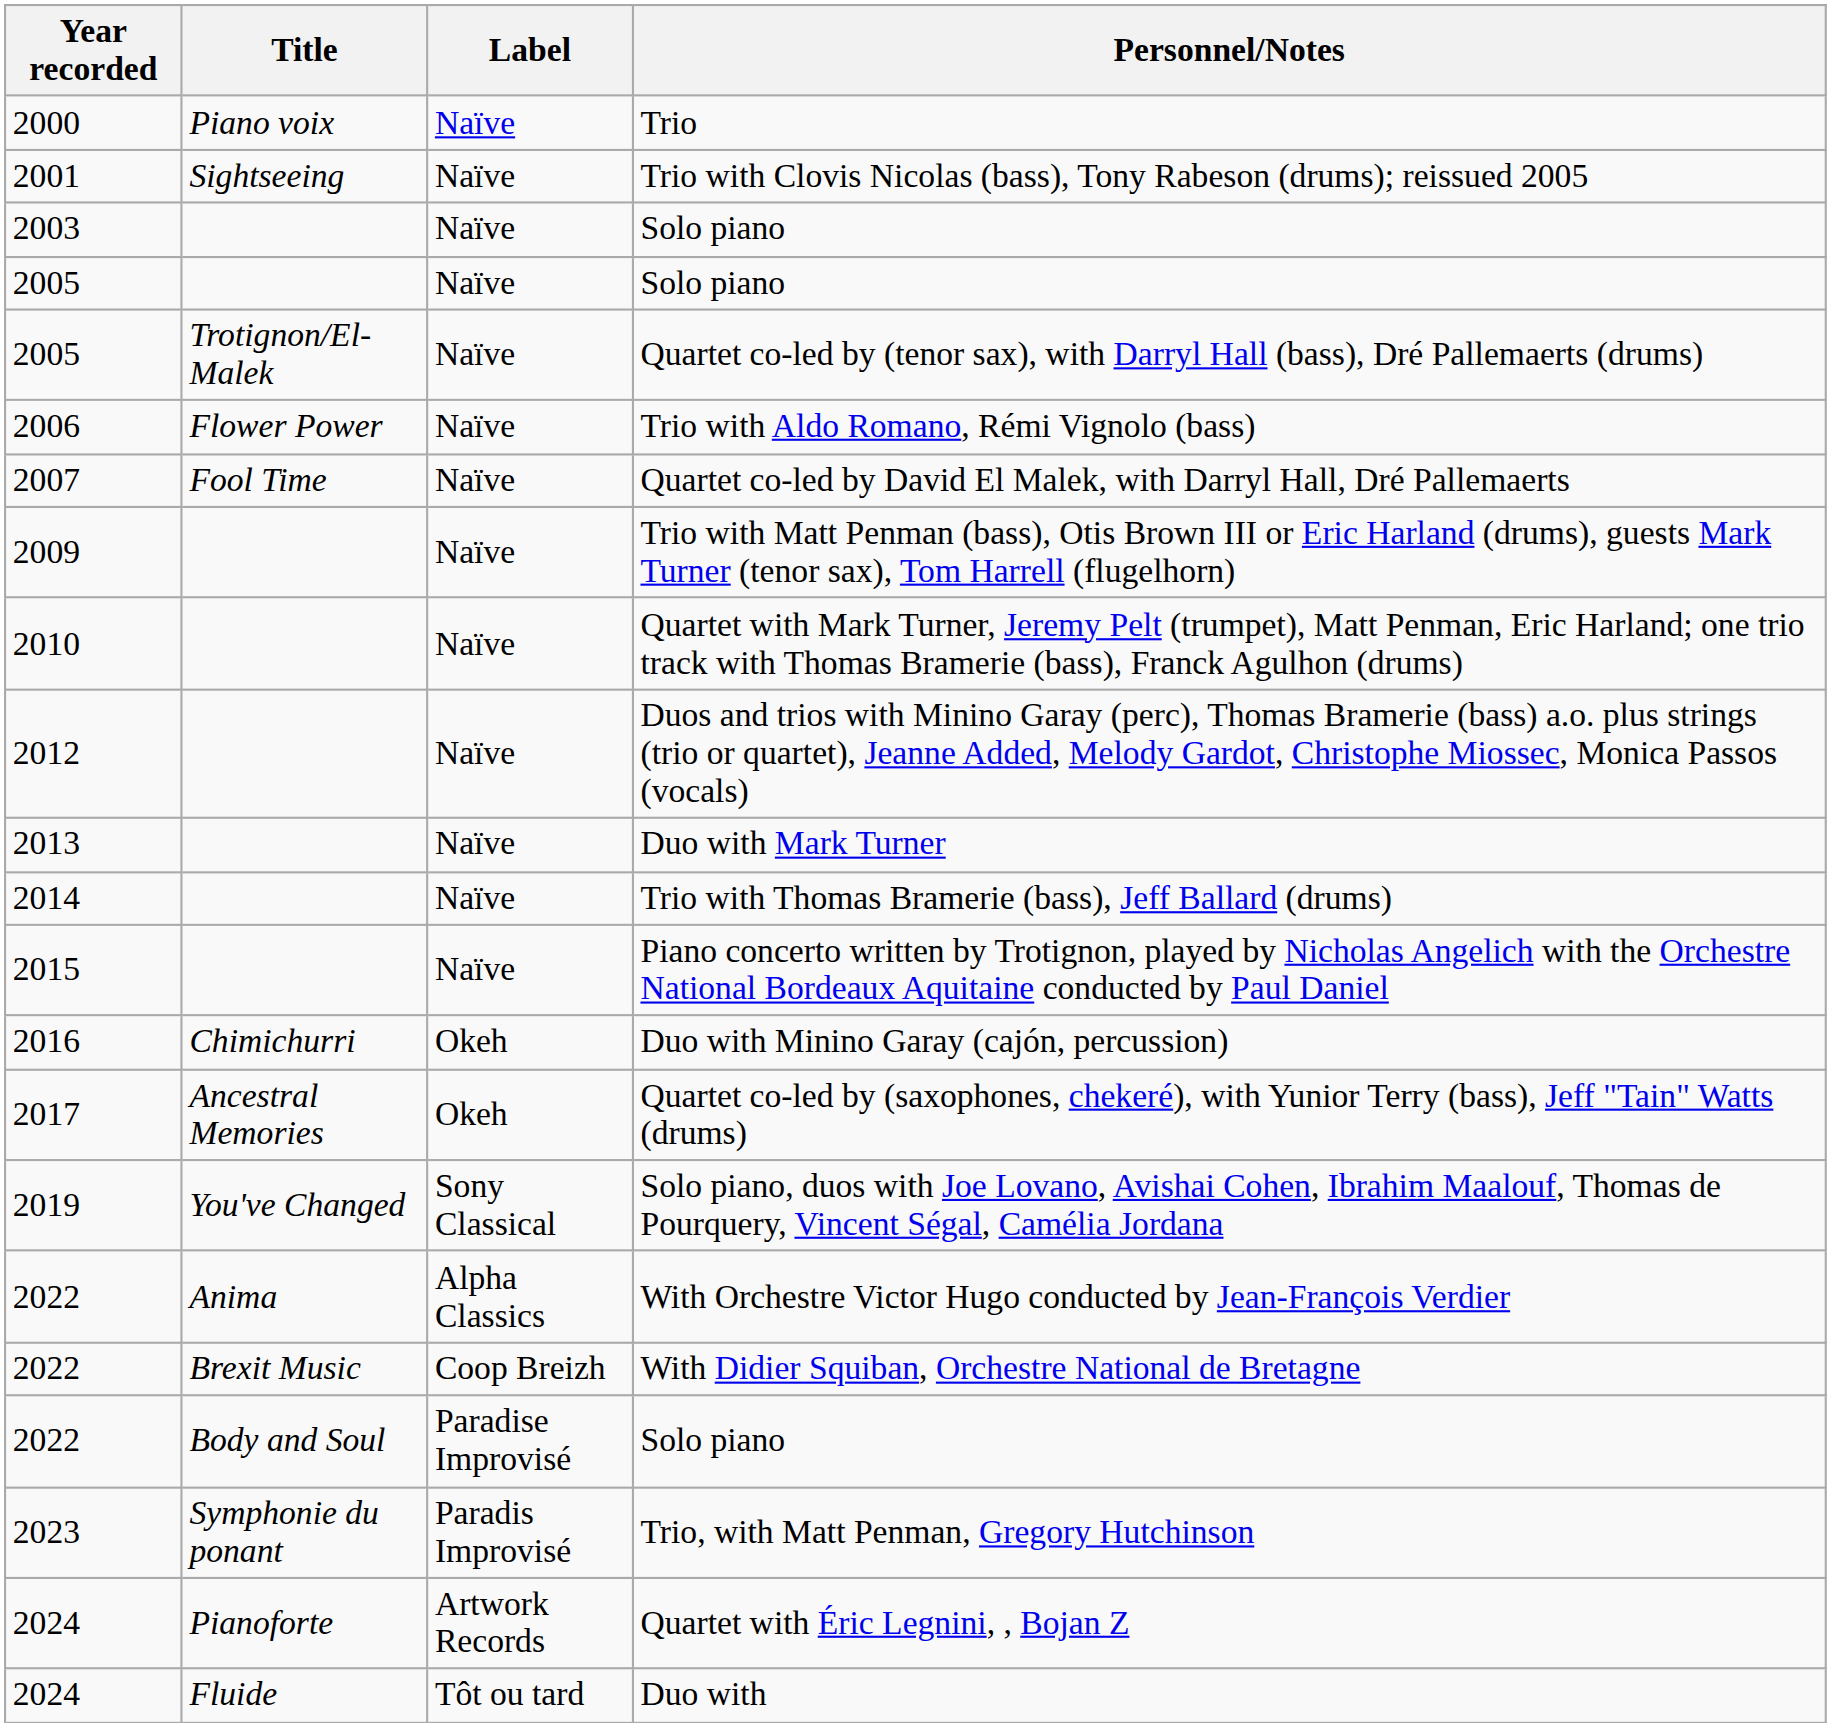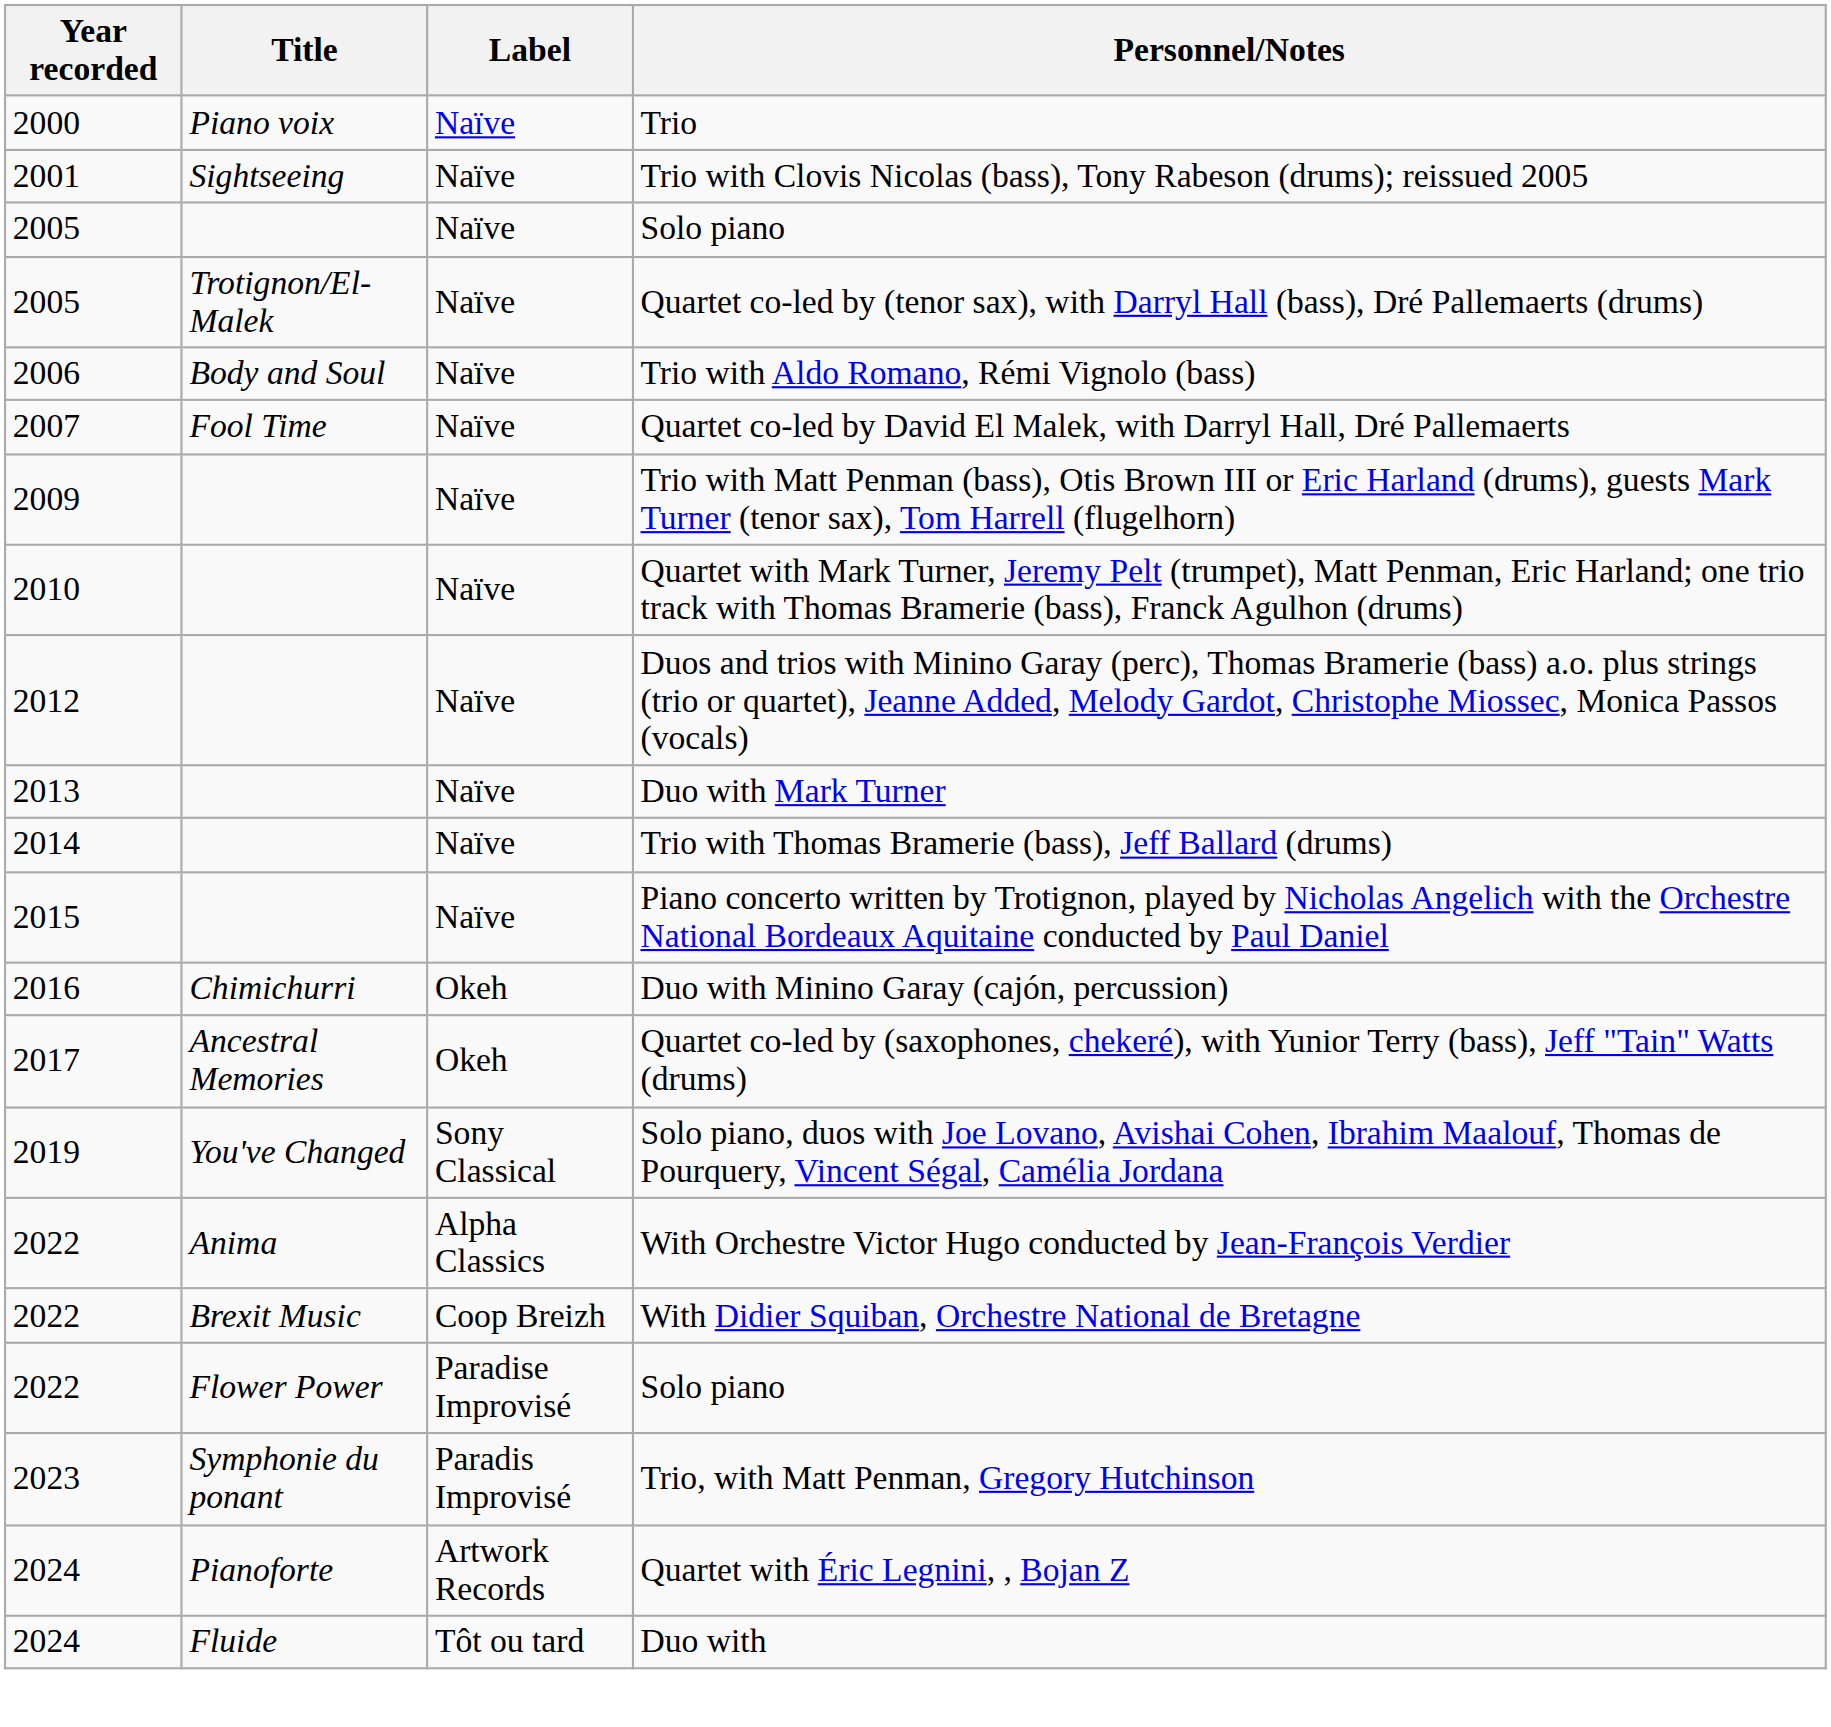- row: (46, 228)
(286, 426) Flower Power -> (287, 373) Body and Soul
(287, 1440) Body and Soul -> (286, 1387) Flower Power
